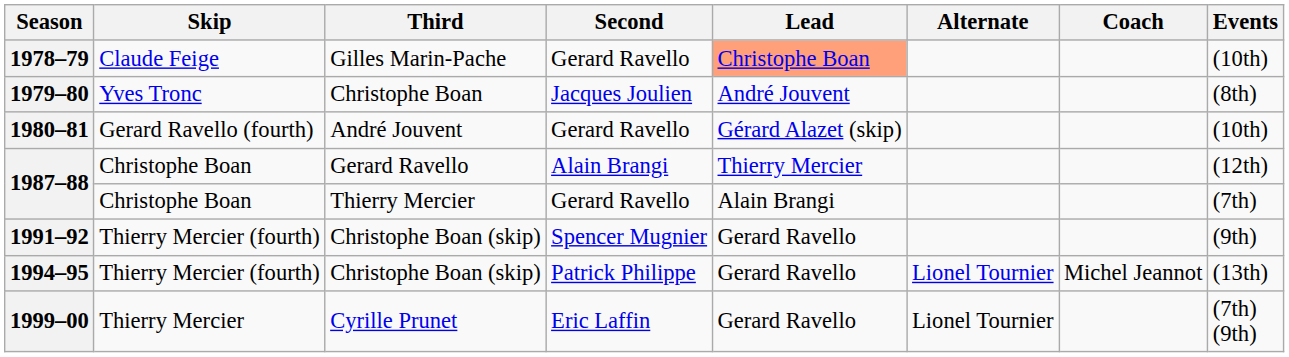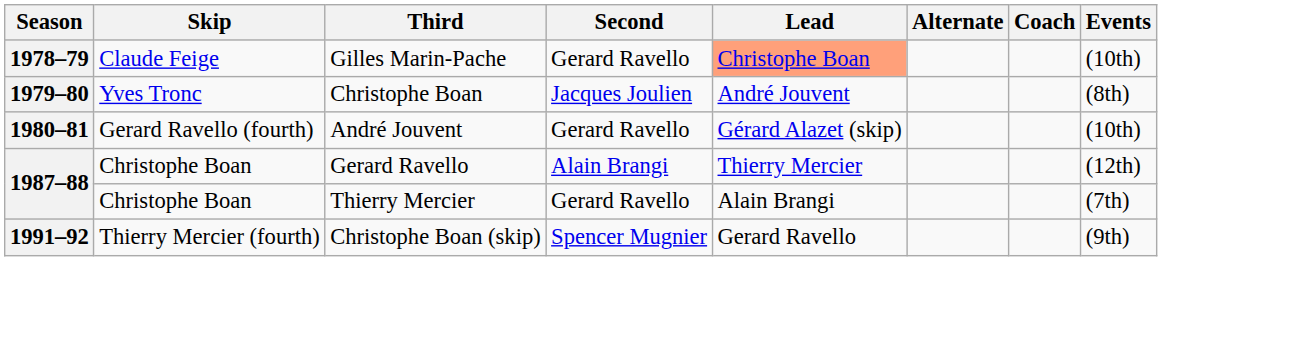- row: (49, 272)
- row: (49, 321)
